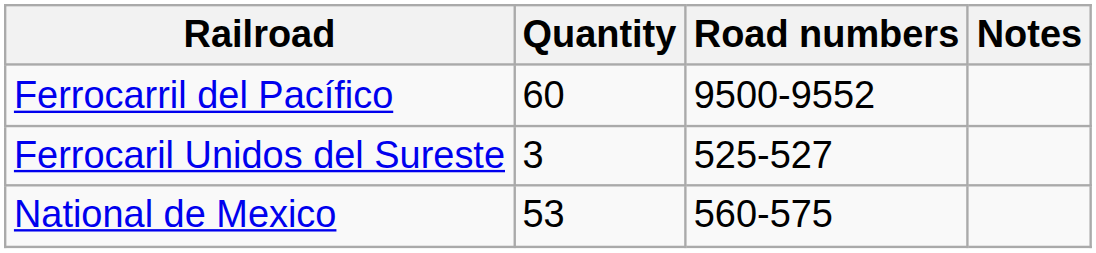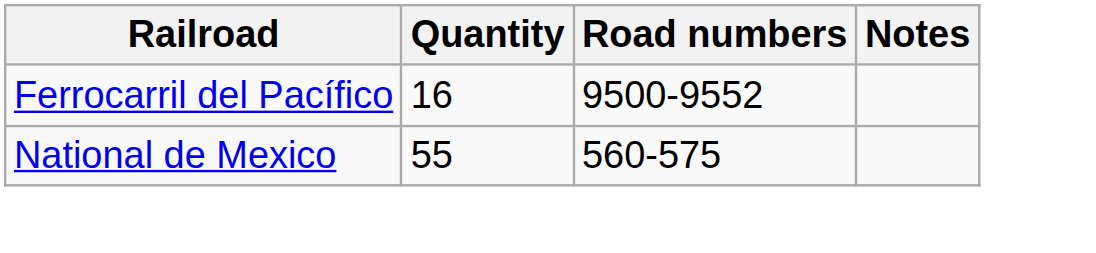(544, 94) 60 -> (432, 94) 16
- row: (259, 154)
(544, 214) 53 -> (432, 154) 55
